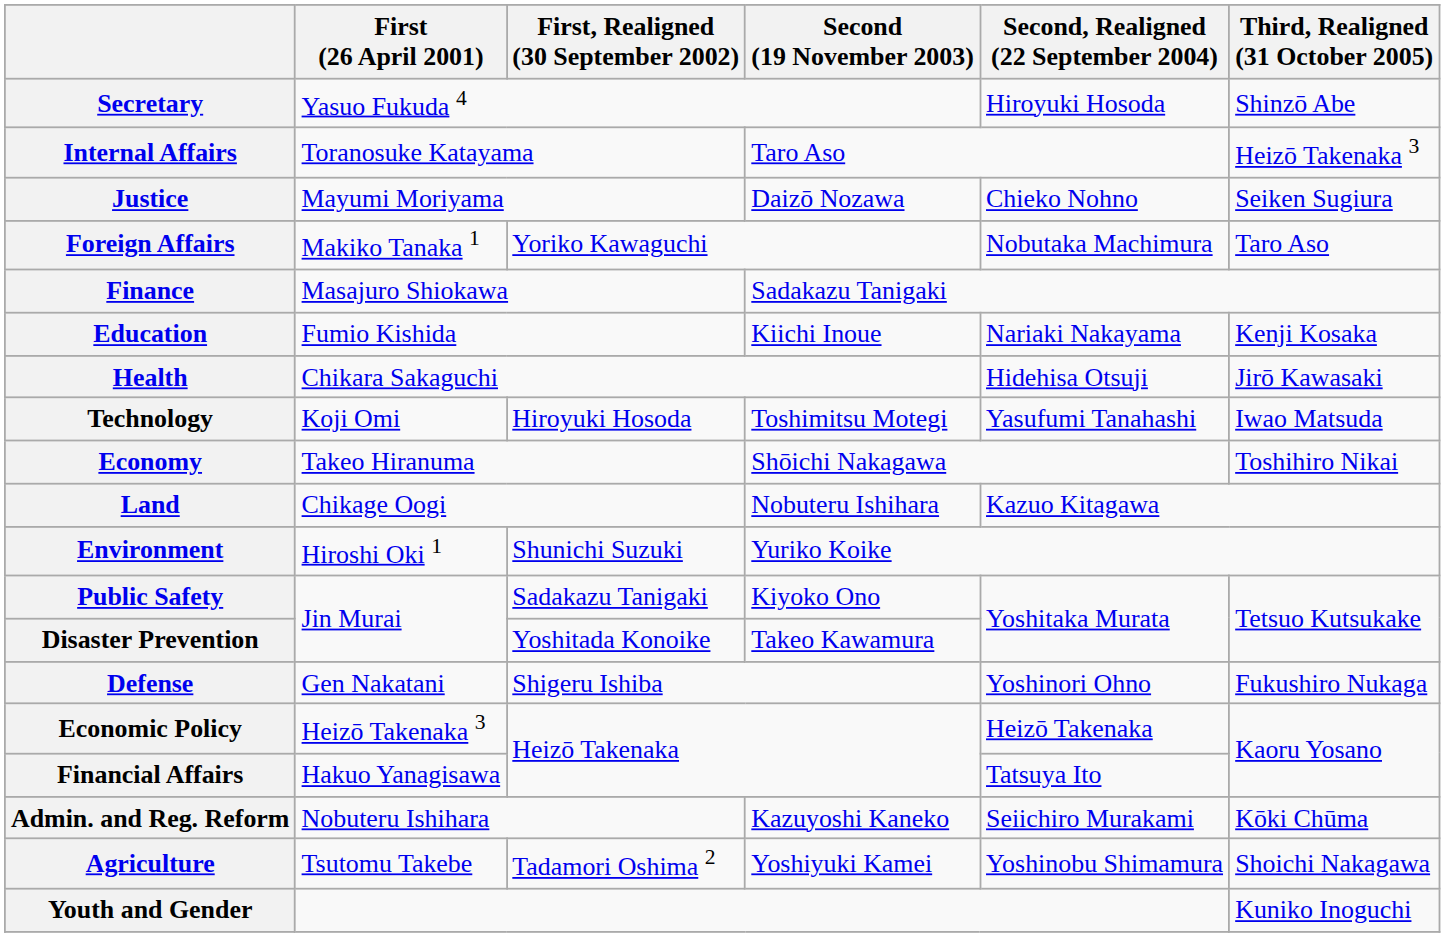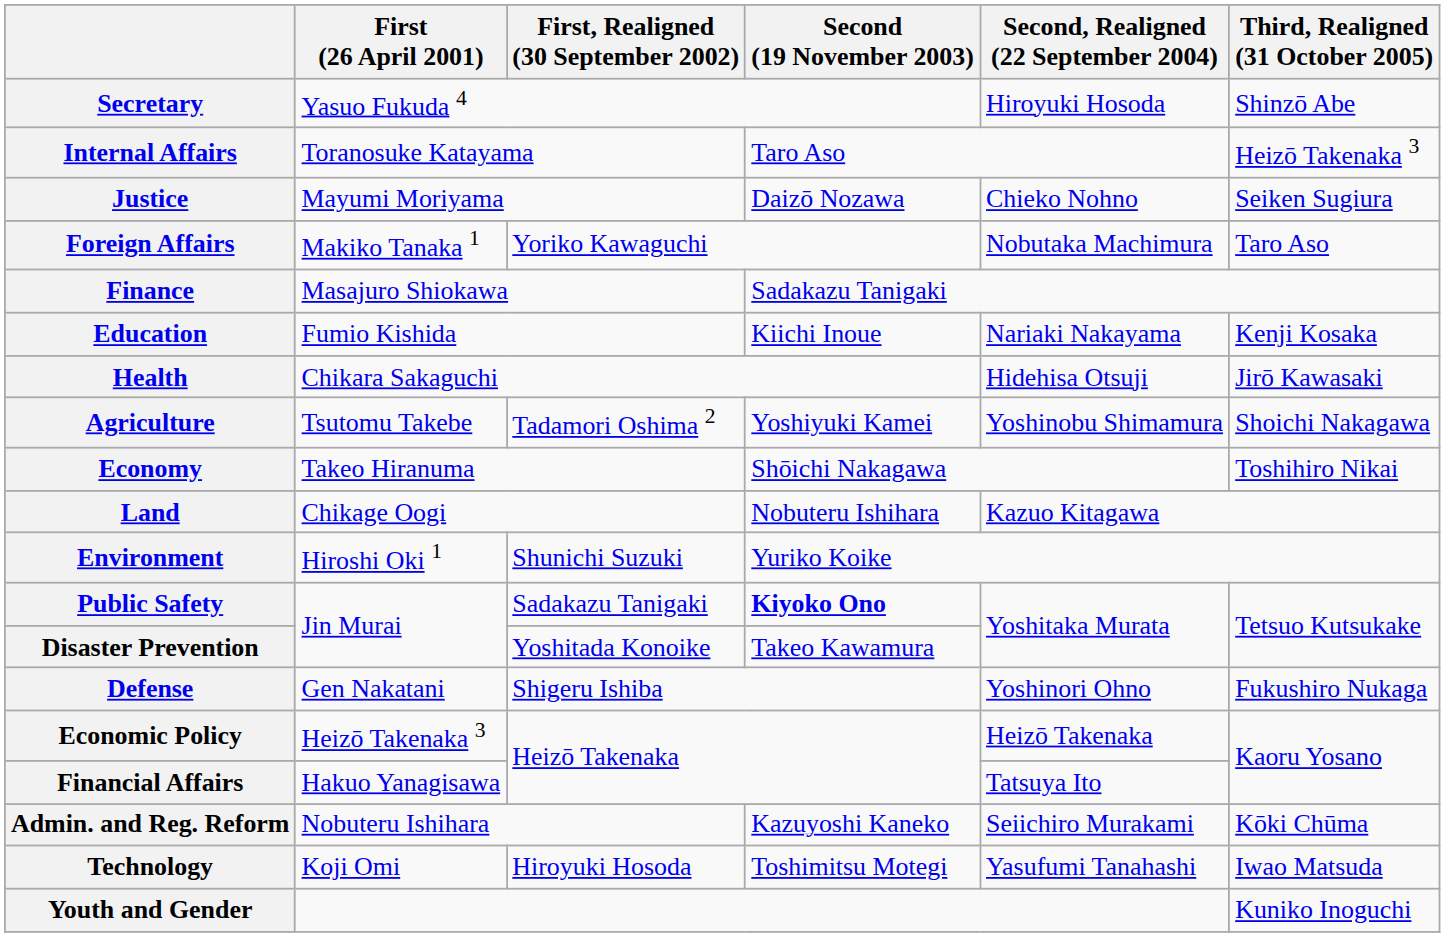rows swapped: (150, 863) <-> (150, 419)
(816, 597) normal -> (819, 604) bold
